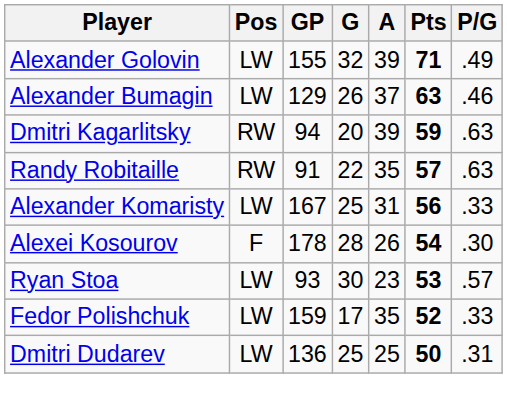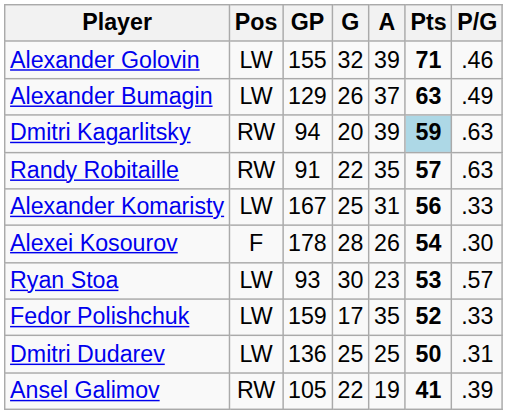(477, 59) .49 -> (477, 59) .46
(477, 96) .46 -> (477, 96) .49
(429, 133) no background -> (429, 133) lightblue background
+ row: (85, 390)
